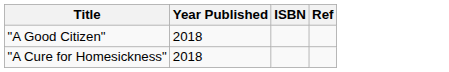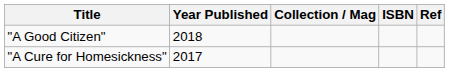+ column: (325, 15)
(188, 57) 2018 -> (188, 57) 2017
